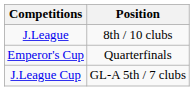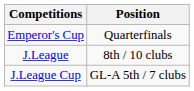rows swapped: (46, 34) <-> (46, 55)
